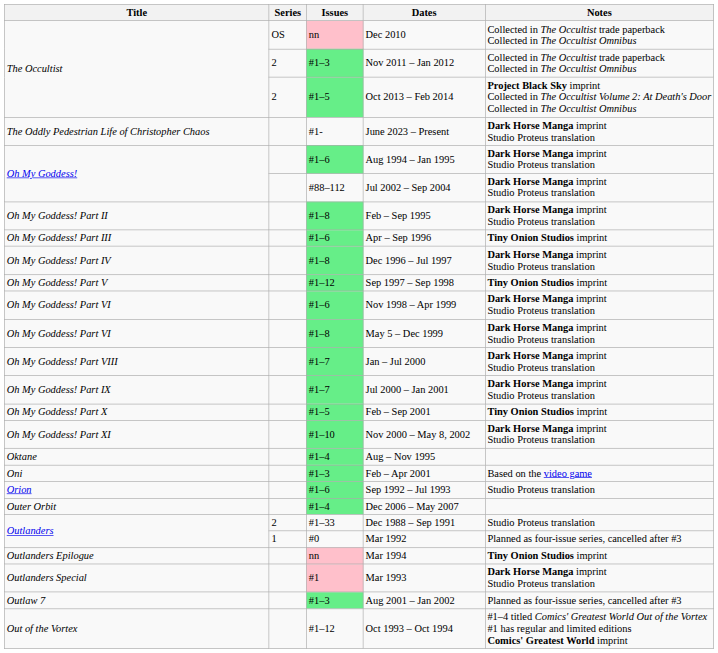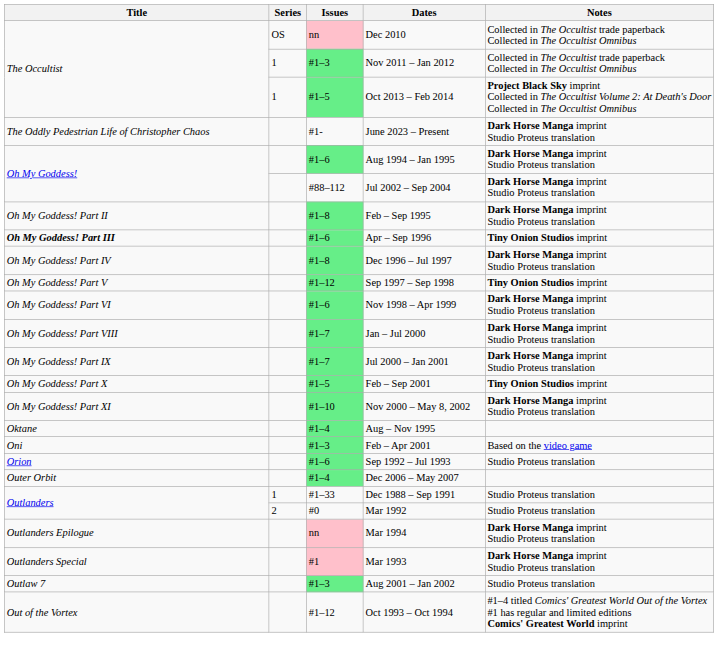(274, 63) 2 -> (274, 63) 1
(274, 97) 2 -> (274, 97) 1
(59, 238) normal -> (61, 238) bold
- row: (404, 333)
(274, 522) 2 -> (274, 494) 1
(274, 539) 1 -> (274, 511) 2
(584, 539) Planned as four-issue series, cancelled after #3 -> (541, 511) Studio Proteus translation
(547, 555) Tiny Onion Studios imprint -> (547, 533) Dark Horse Manga imprint Studio Proteus translation
(584, 600) Planned as four-issue series, cancelled after #3 -> (541, 584) Studio Proteus translation
